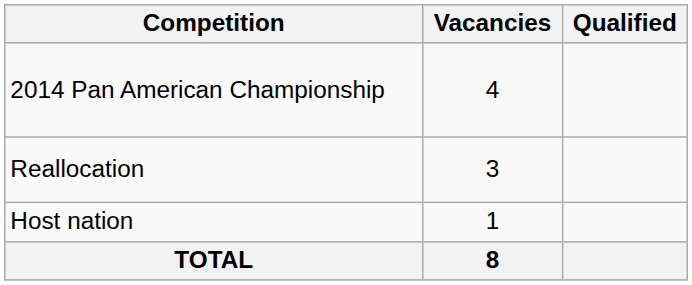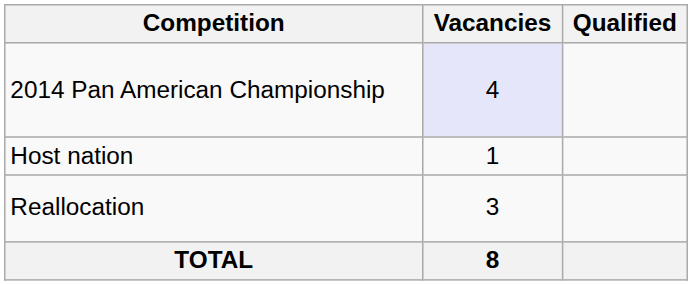(492, 89) no background -> (492, 89) lavender background
rows swapped: (72, 221) <-> (77, 169)
